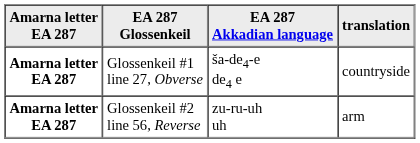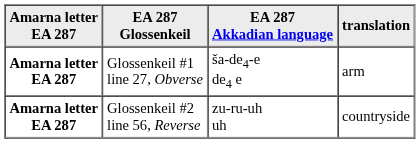(376, 71) countryside -> (353, 71) arm
(353, 117) arm -> (376, 117) countryside
